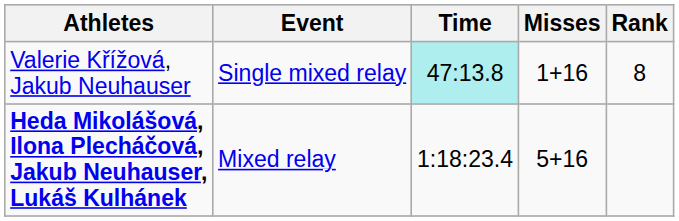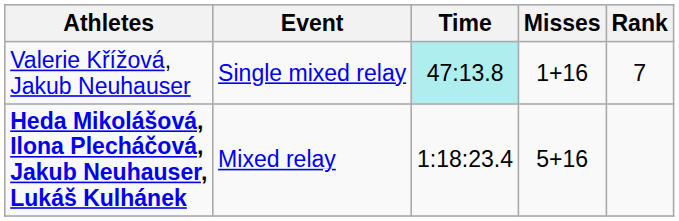(640, 73) 8 -> (640, 73) 7
